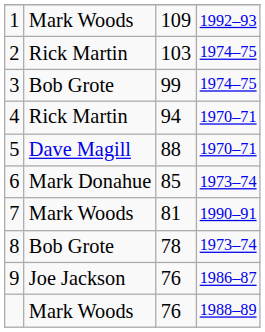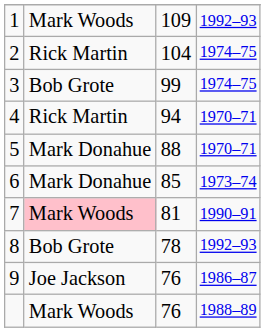(176, 52) 103 -> (176, 52) 104
(80, 149) Dave Magill -> (90, 149) Mark Donahue
(81, 213) no background -> (81, 213) pink background
(228, 246) 1973–74 -> (228, 246) 1992–93
